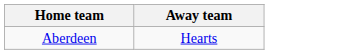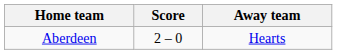+ column: (168, 15)
